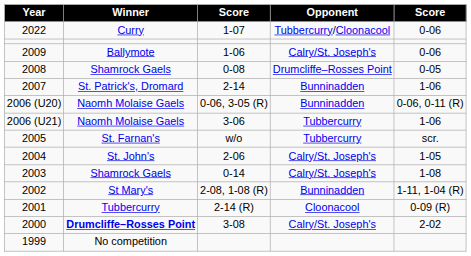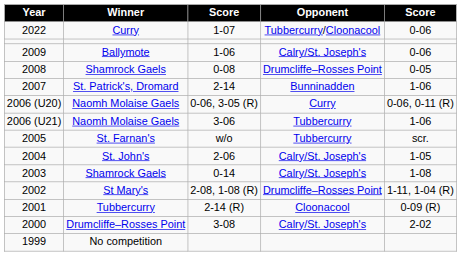(332, 104) Bunninadden -> (322, 104) Curry
(332, 190) Bunninadden -> (322, 190) Drumcliffe–Rosses Point
(131, 225) bold -> (126, 225) normal
